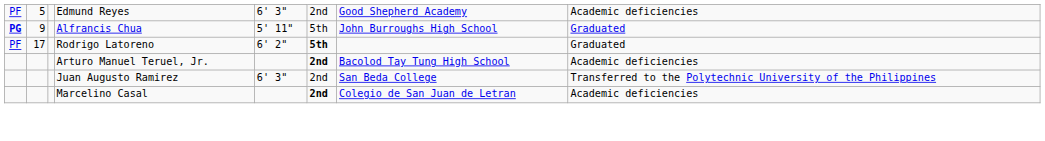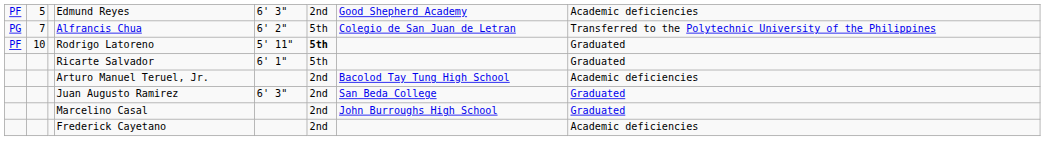(15, 29) bold -> (15, 29) normal
(42, 29) 9 -> (42, 29) 7
(275, 29) 5' 11" -> (272, 29) 6' 2"
(418, 29) John Burroughs High School -> (427, 29) Colegio de San Juan de Letran
(598, 29) Graduated -> (753, 29) Transferred to the Polytechnic University of the Philippines
(39, 46) 17 -> (39, 46) 10
(272, 46) 6' 2" -> (275, 46) 5' 11"
+ row: (105, 62)
(319, 62) bold -> (319, 78) normal
(753, 78) Transferred to the Polytechnic University of the Philippines -> (598, 95) Graduated
(319, 95) bold -> (319, 111) normal
(427, 95) Colegio de San Juan de Letran -> (418, 111) John Burroughs High School
(634, 95) Academic deficiencies -> (598, 111) Graduated
+ row: (111, 127)
